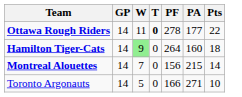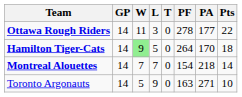+ column: (155, 13)
(155, 30) bold -> (168, 30) normal
(194, 48) 160 -> (206, 48) 170
(172, 65) 156 -> (185, 65) 154
(194, 65) 215 -> (206, 65) 218
(172, 83) 166 -> (185, 83) 163
